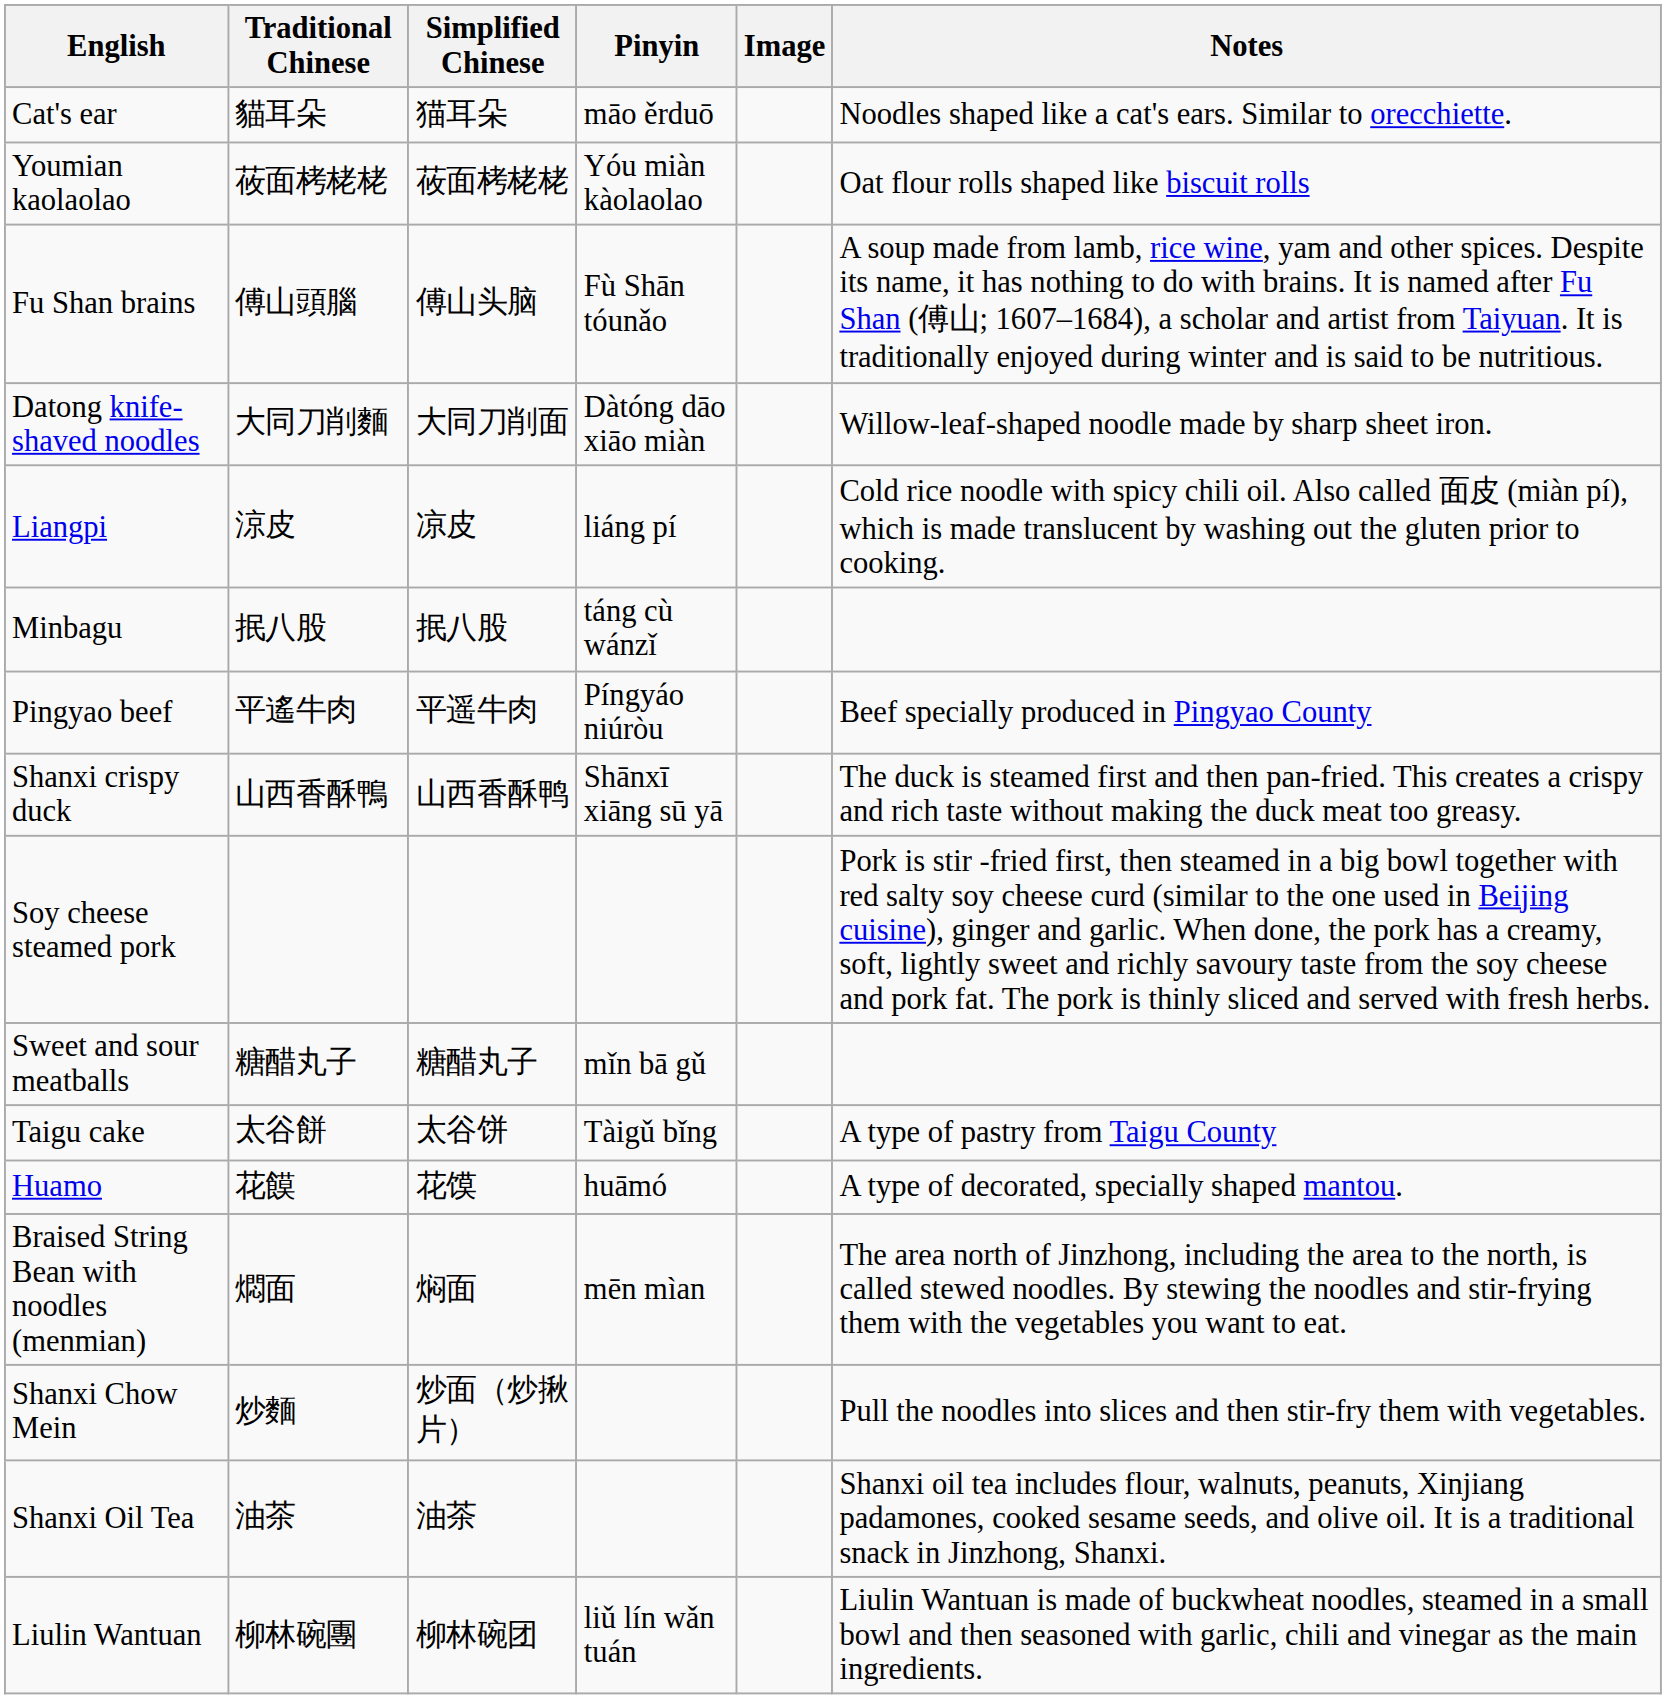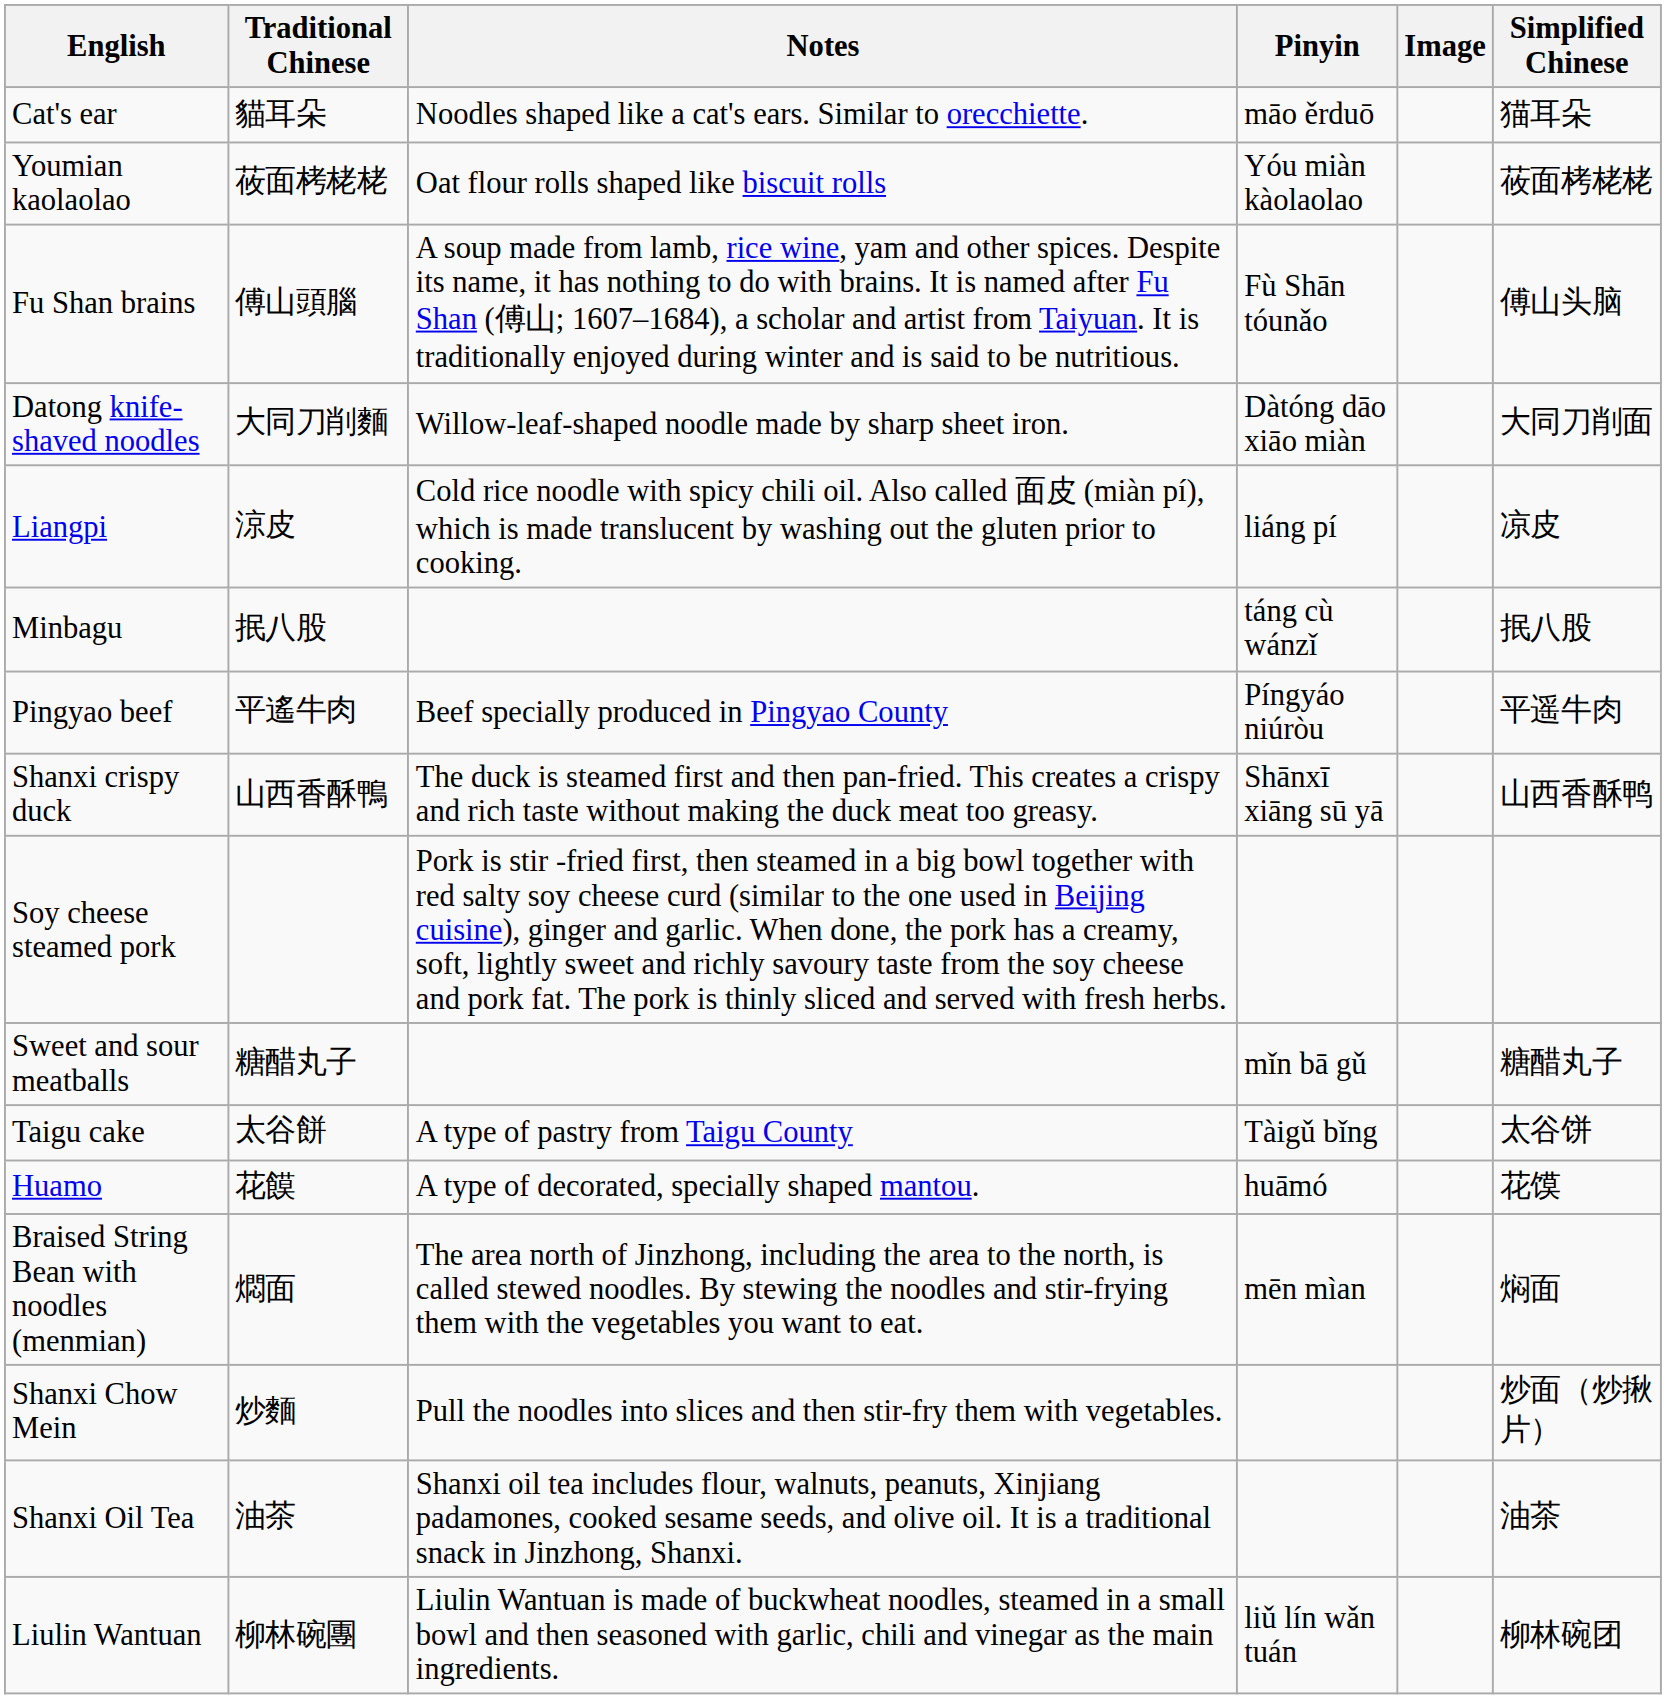columns swapped: (493, 45) <-> (1247, 45)
